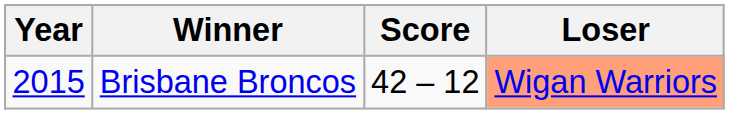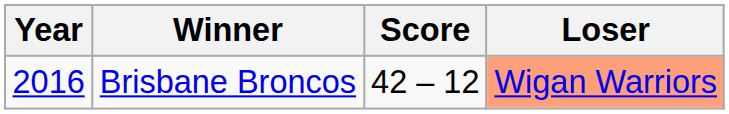(49, 81) 2015 -> (49, 81) 2016
